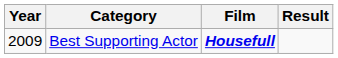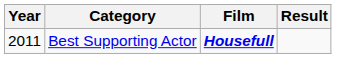(25, 41) 2009 -> (25, 41) 2011
